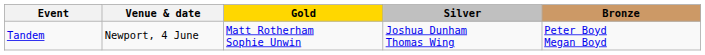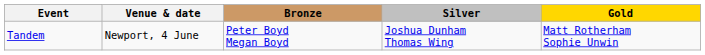columns swapped: (303, 13) <-> (621, 13)
